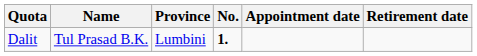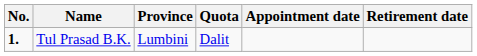columns swapped: (228, 16) <-> (27, 16)
